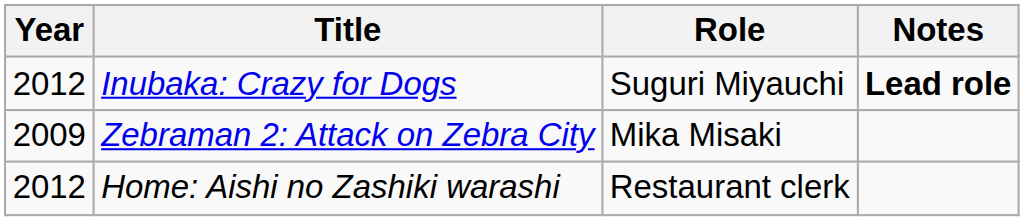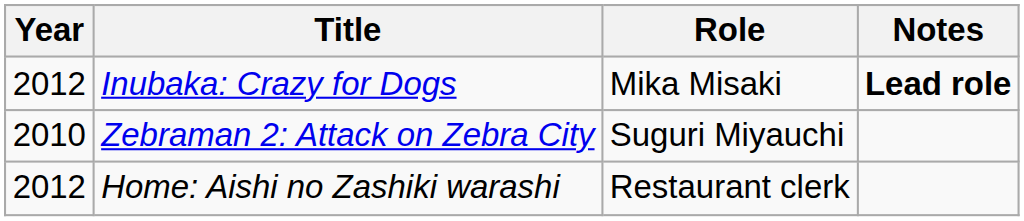(727, 82) Suguri Miyauchi -> (696, 82) Mika Misaki
(49, 135) 2009 -> (49, 135) 2010
(696, 135) Mika Misaki -> (727, 135) Suguri Miyauchi
